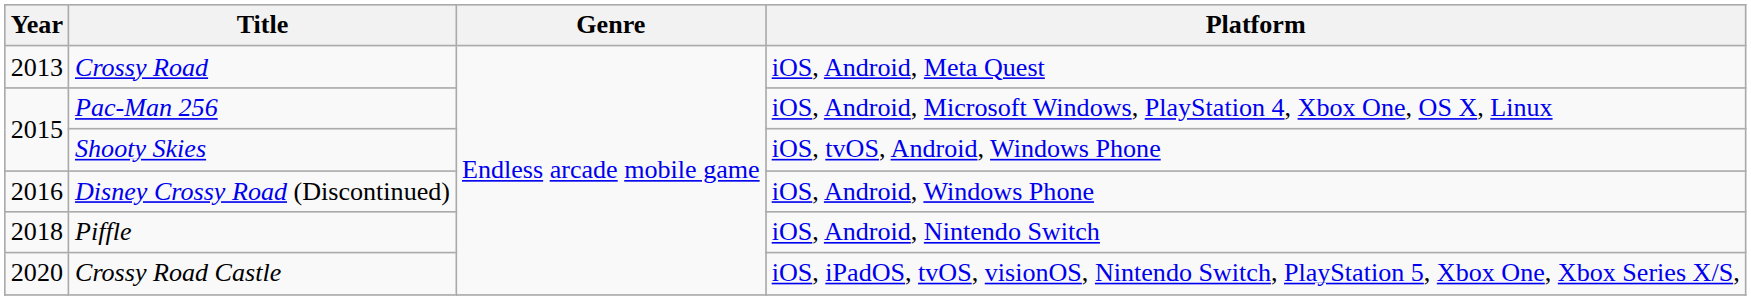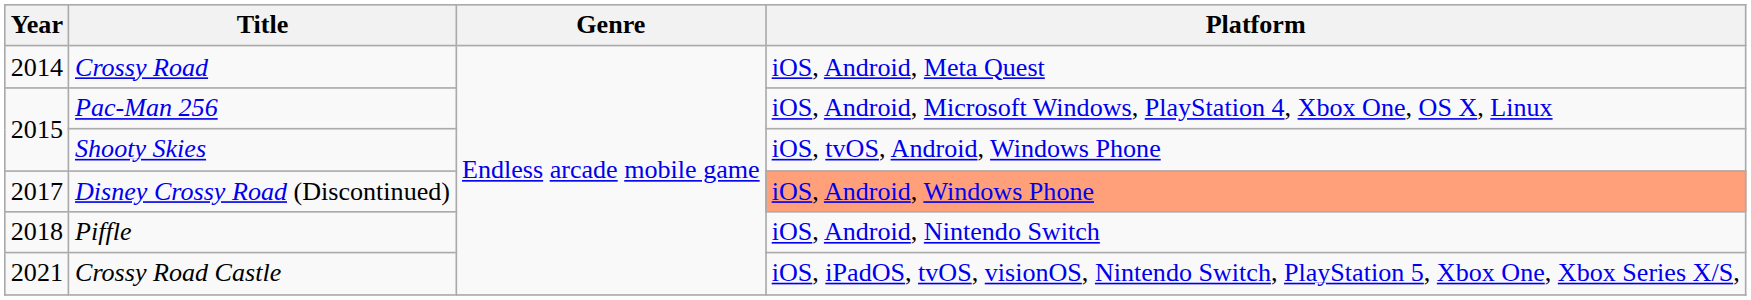(37, 66) 2013 -> (37, 66) 2014
(37, 190) 2016 -> (37, 190) 2017
(933, 190) no background -> (933, 190) lightsalmon background
(37, 273) 2020 -> (37, 273) 2021
